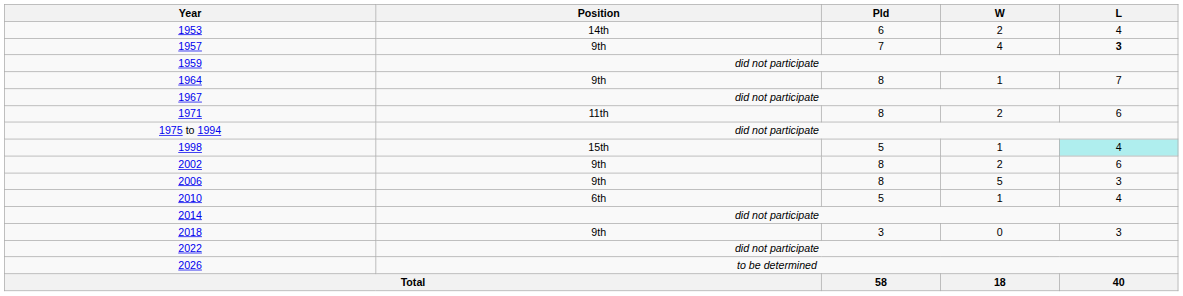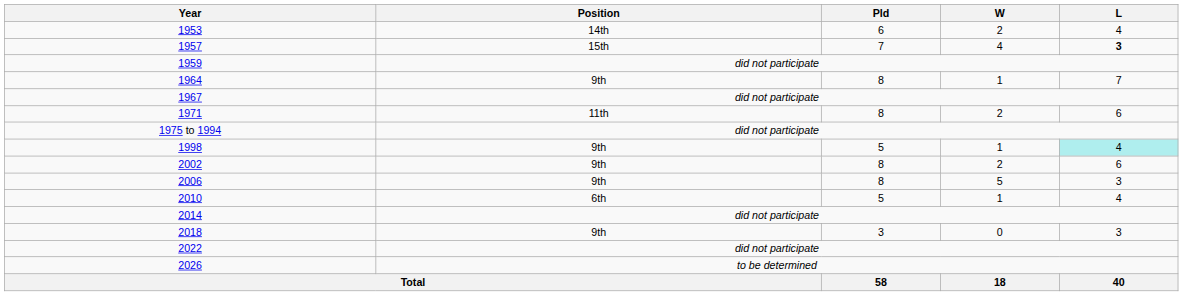(599, 47) 9th -> (599, 47) 15th
(599, 148) 15th -> (599, 148) 9th
